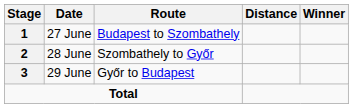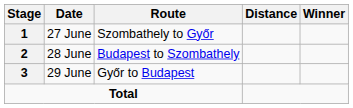(168, 34) Budapest to Szombathely -> (155, 34) Szombathely to Győr
(155, 53) Szombathely to Győr -> (168, 53) Budapest to Szombathely
